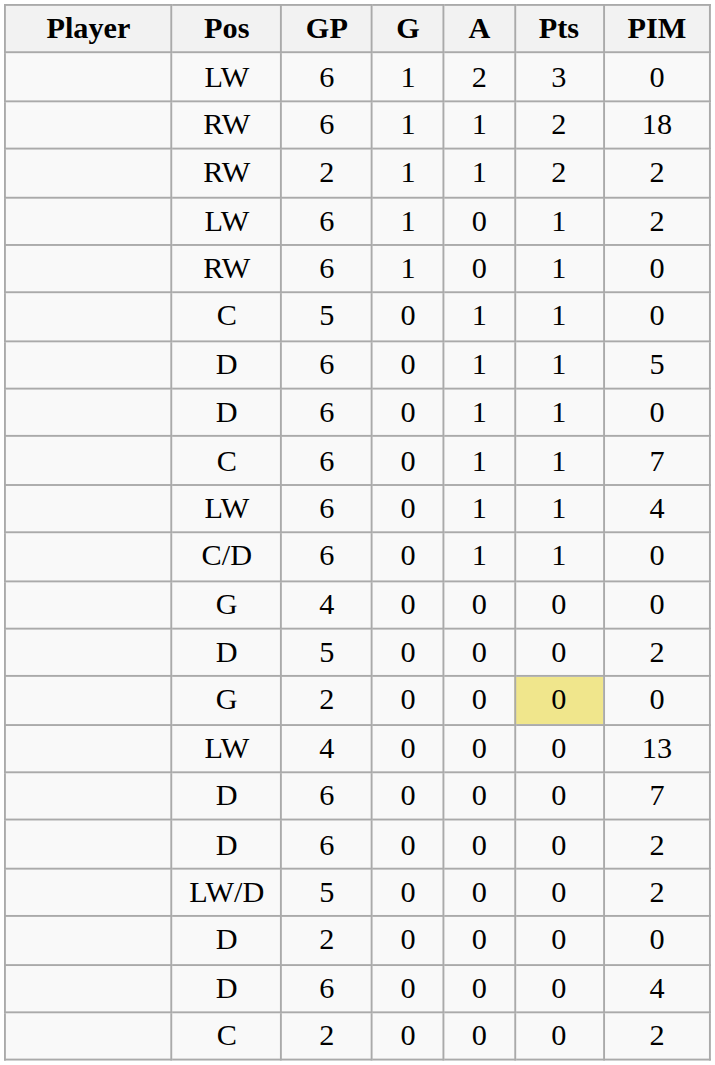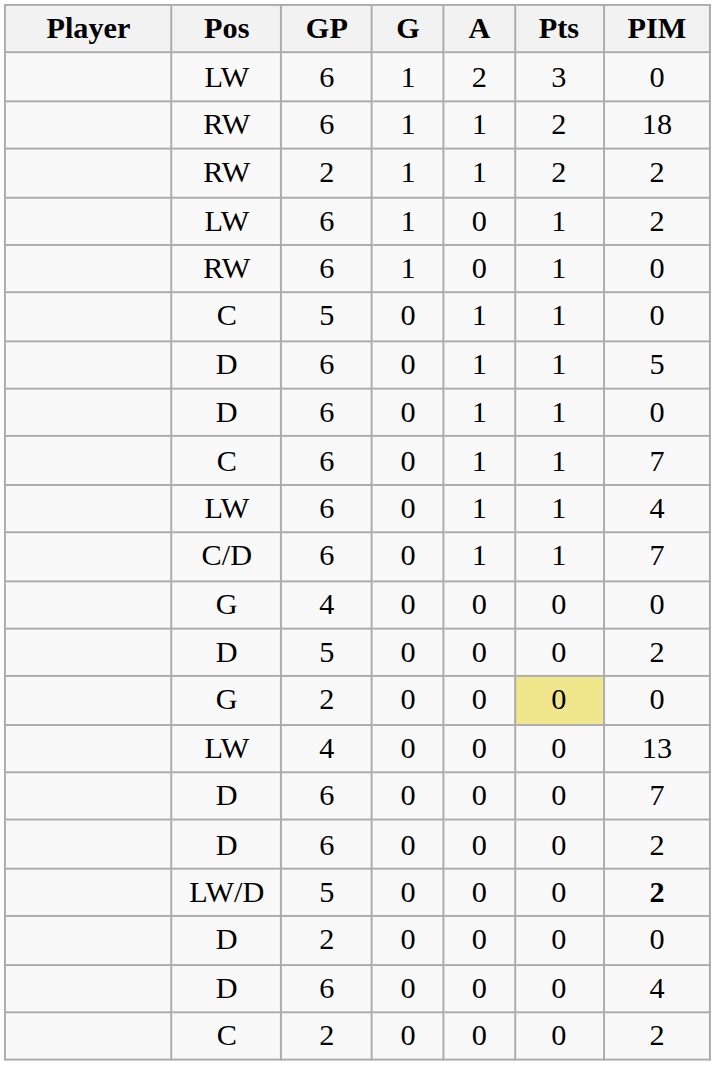(657, 556) 0 -> (657, 556) 7
(657, 891) normal -> (657, 891) bold
